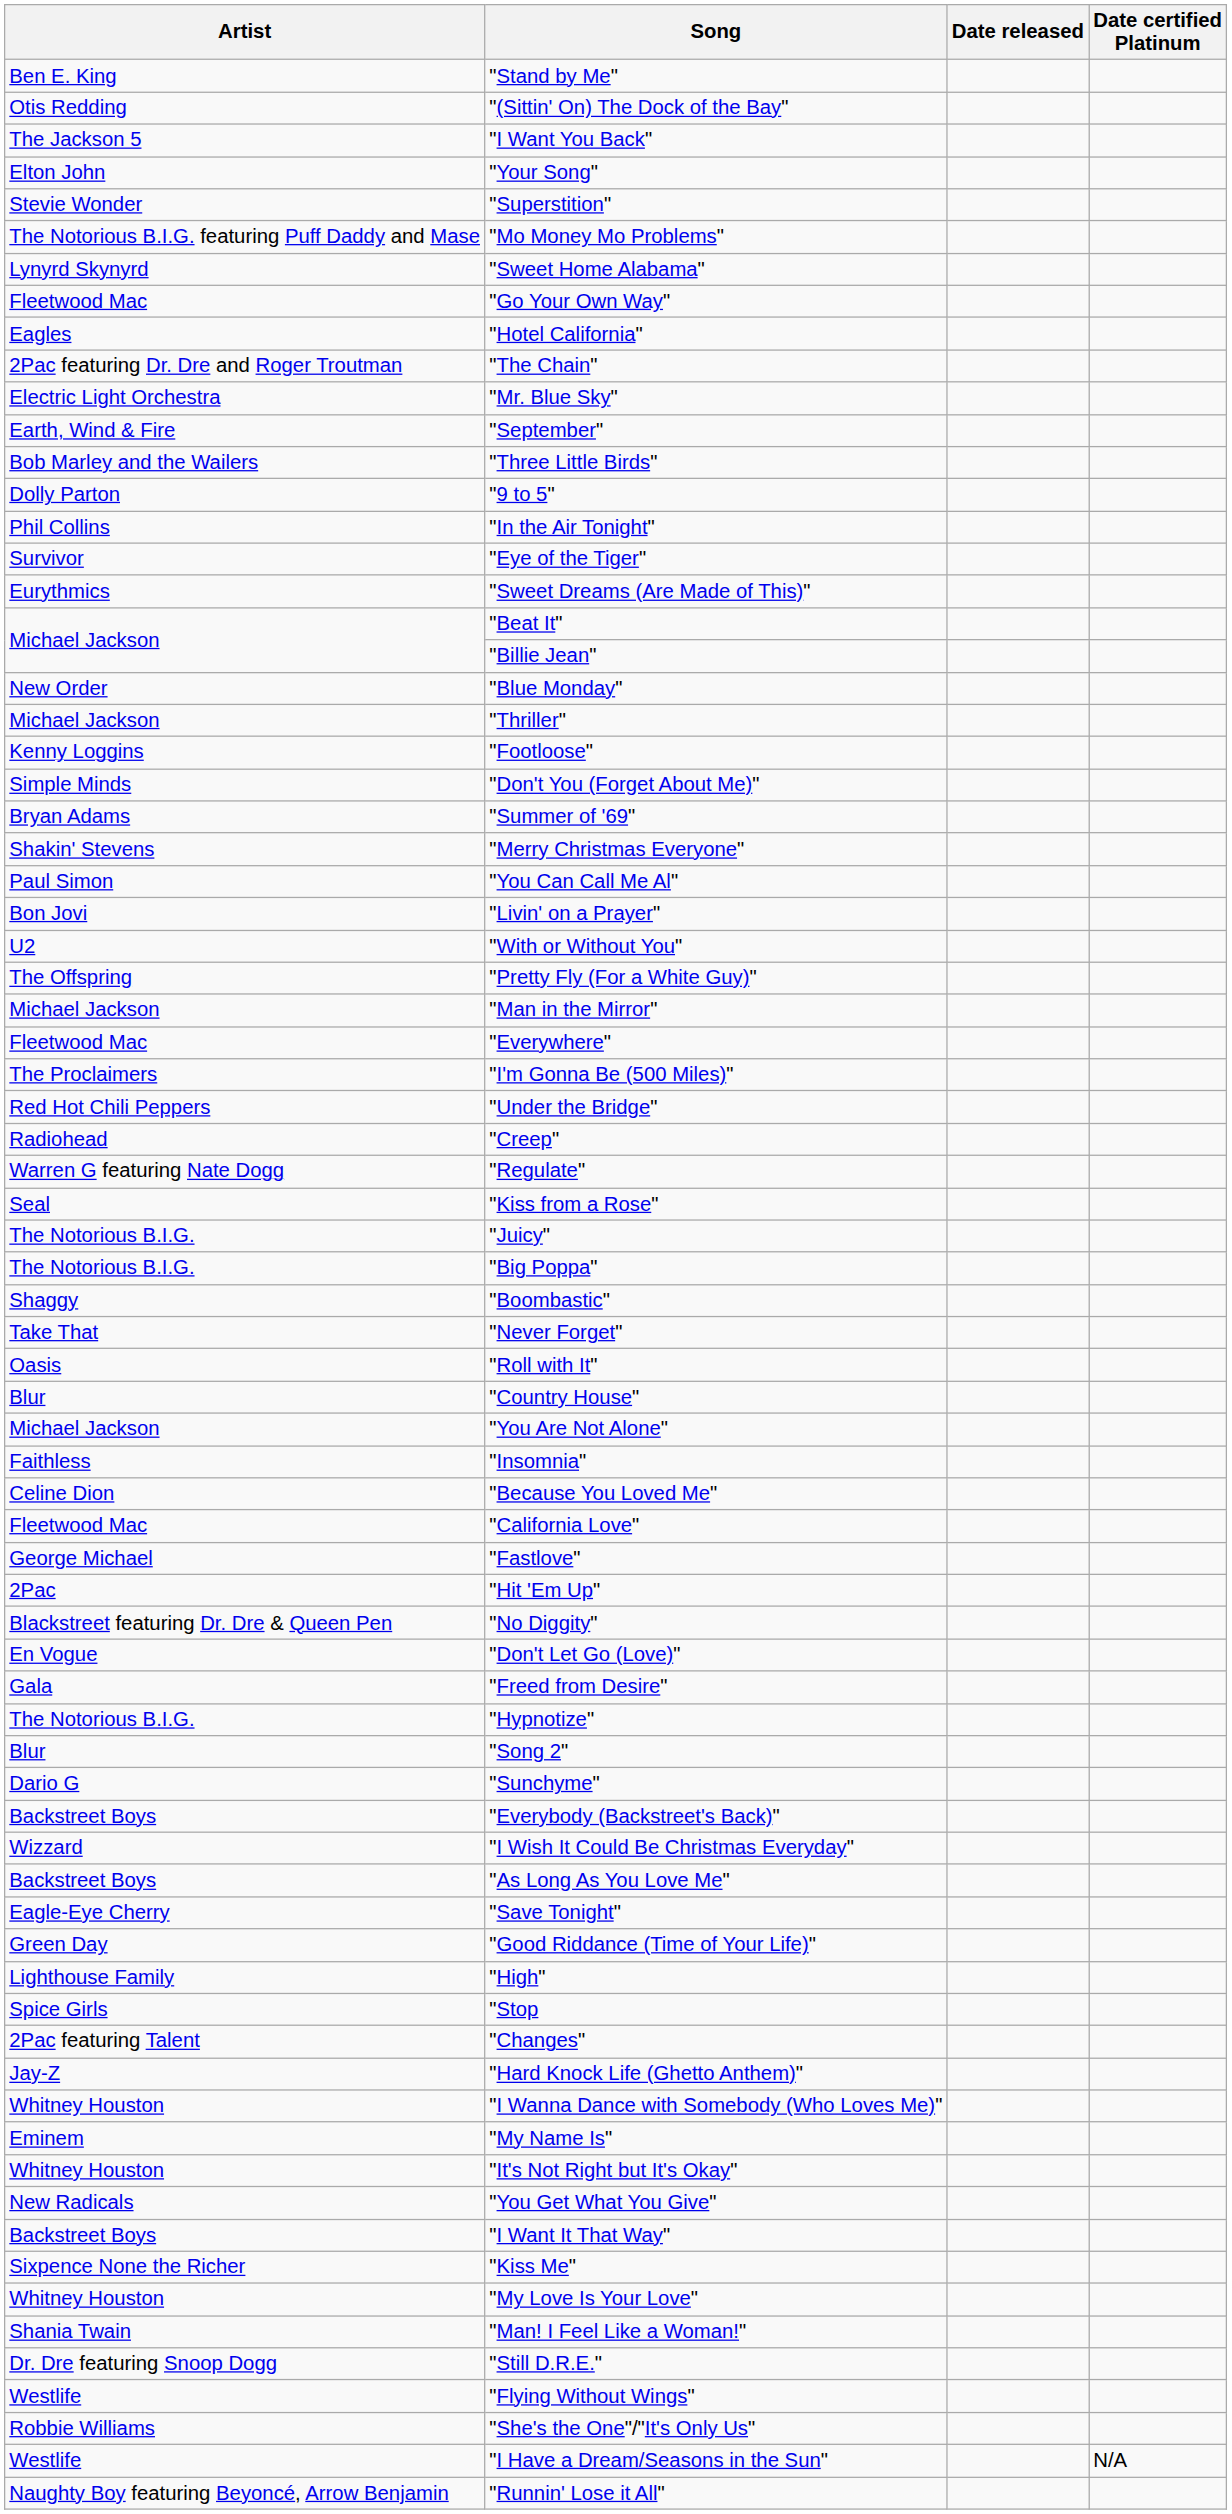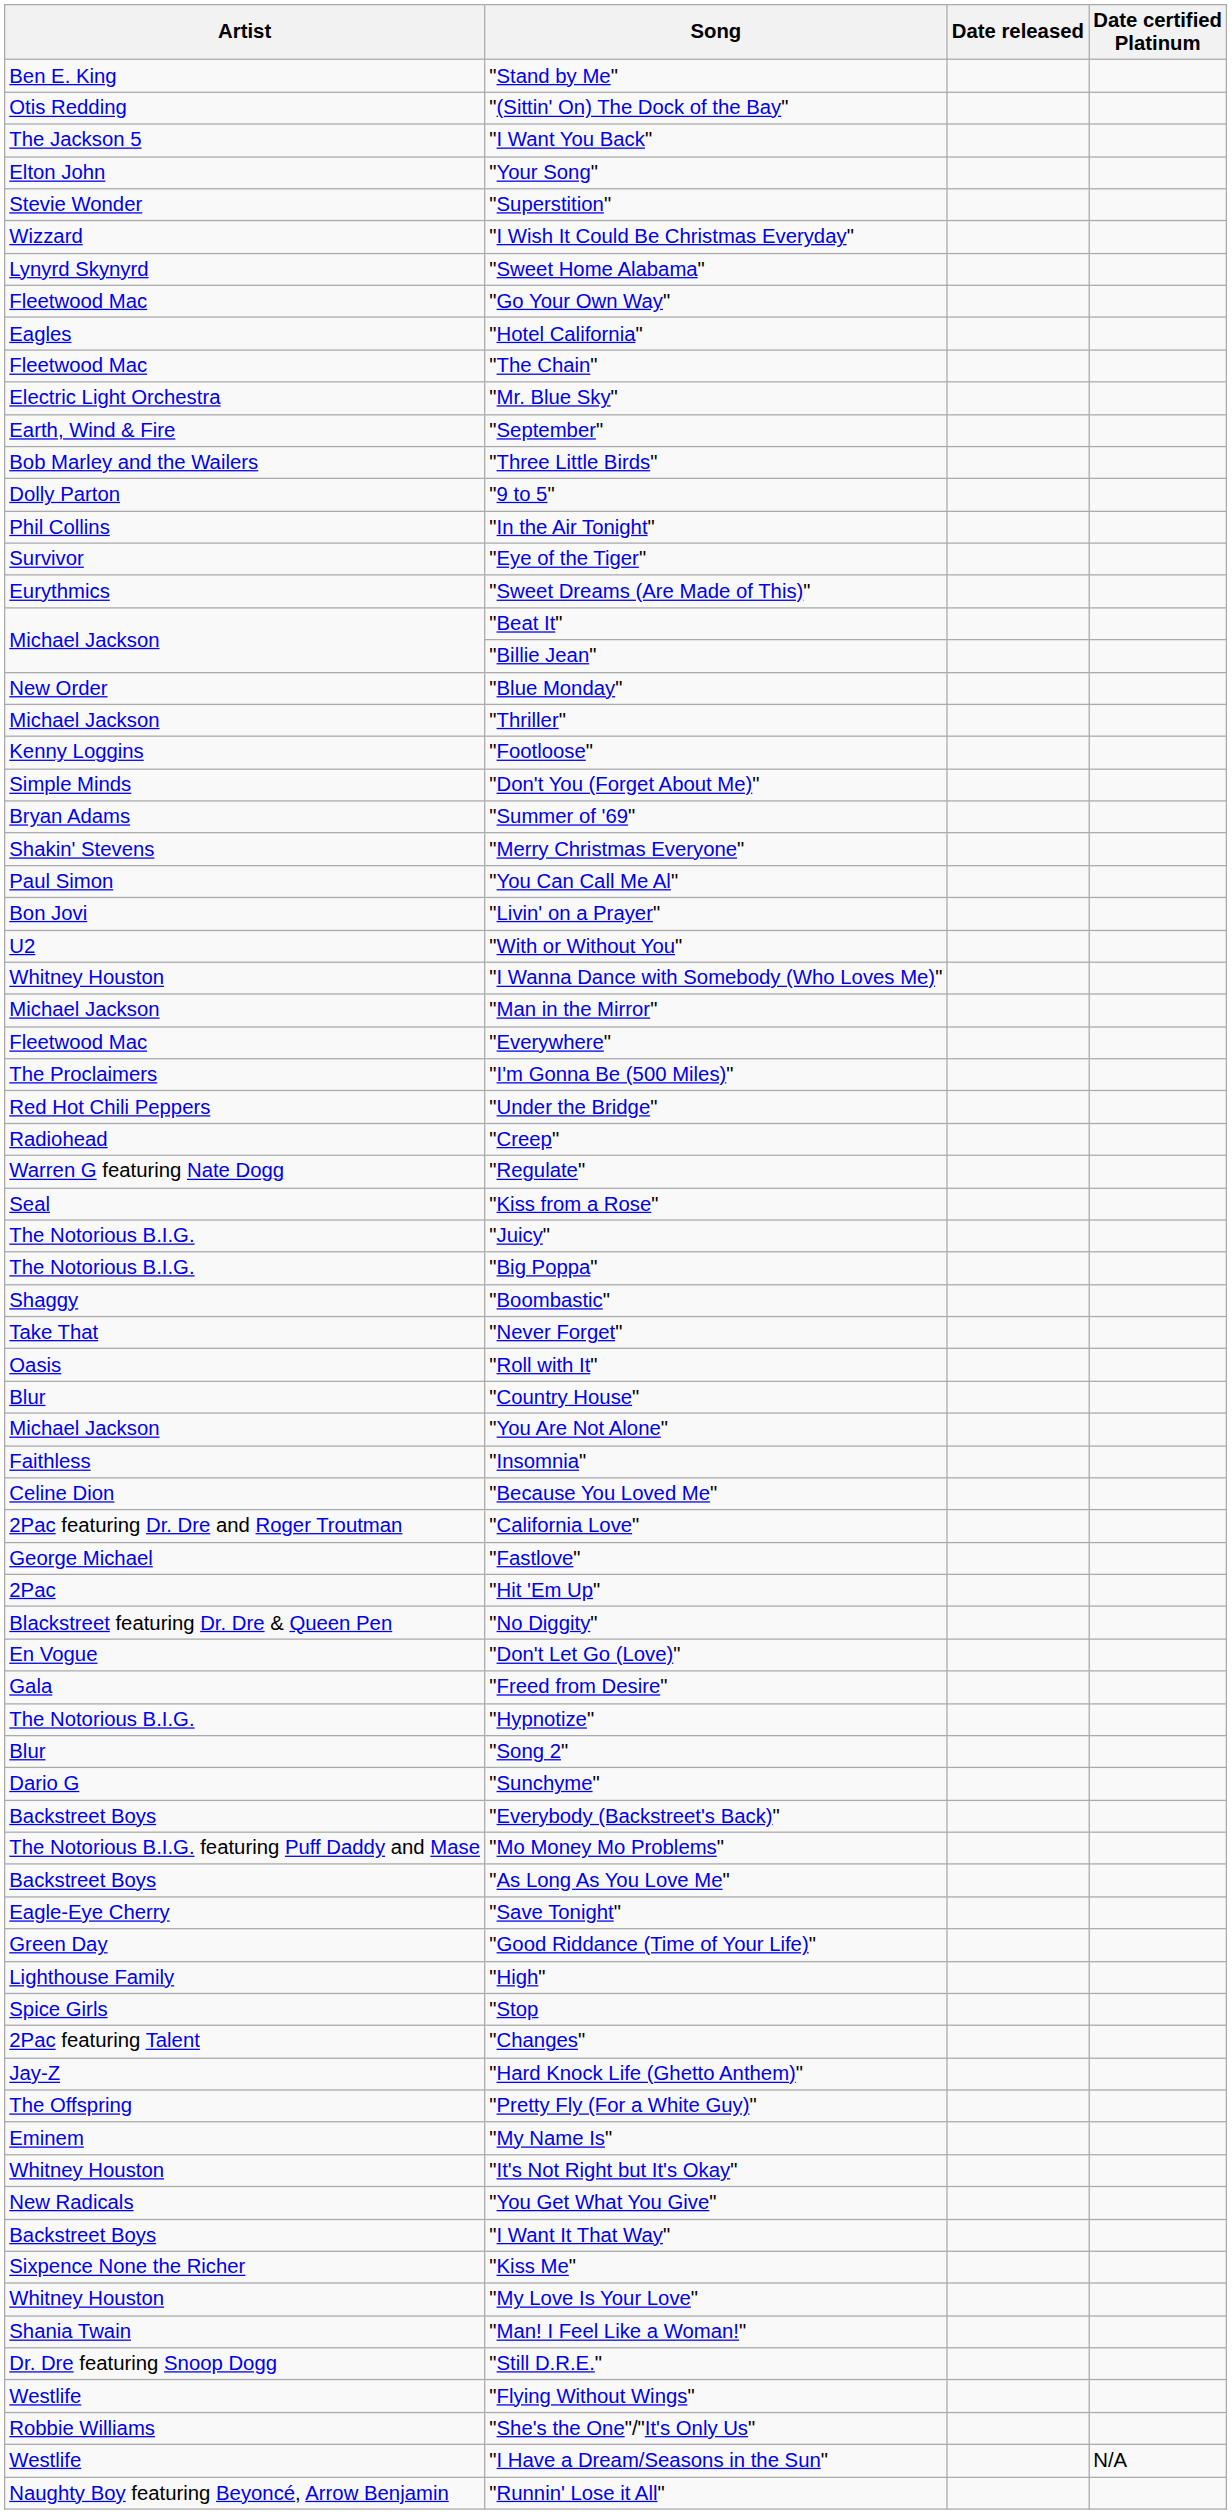rows swapped: (672, 1848) <-> (607, 236)
(206, 365) 2Pac featuring Dr. Dre and Roger Troutman -> (78, 365) Fleetwood Mac
rows swapped: (716, 2105) <-> (623, 978)
(78, 1525) Fleetwood Mac -> (206, 1525) 2Pac featuring Dr. Dre and Roger Troutman
